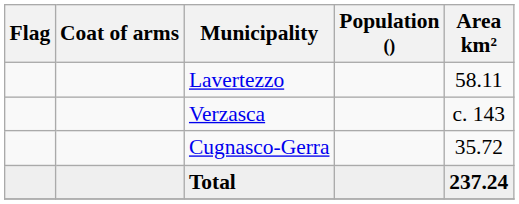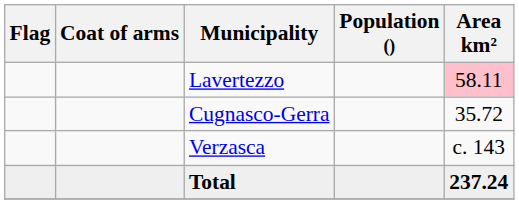(479, 79) no background -> (479, 79) pink background
rows swapped: (227, 113) <-> (259, 147)
